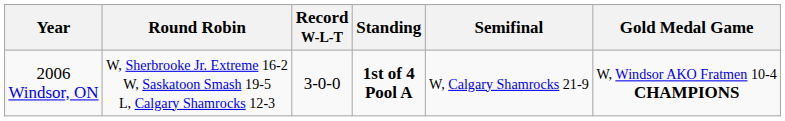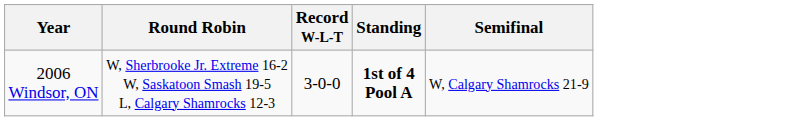- column: (687, 27)
